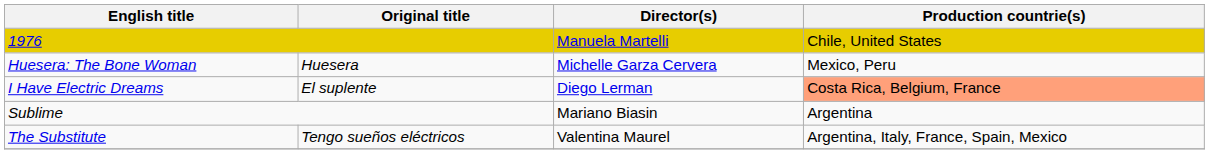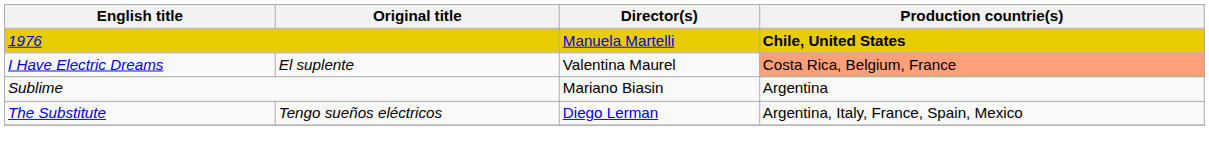(874, 40) normal -> (834, 40) bold
- row: (102, 64)
(605, 88) Diego Lerman -> (619, 64) Valentina Maurel
(613, 137) Valentina Maurel -> (611, 112) Diego Lerman
